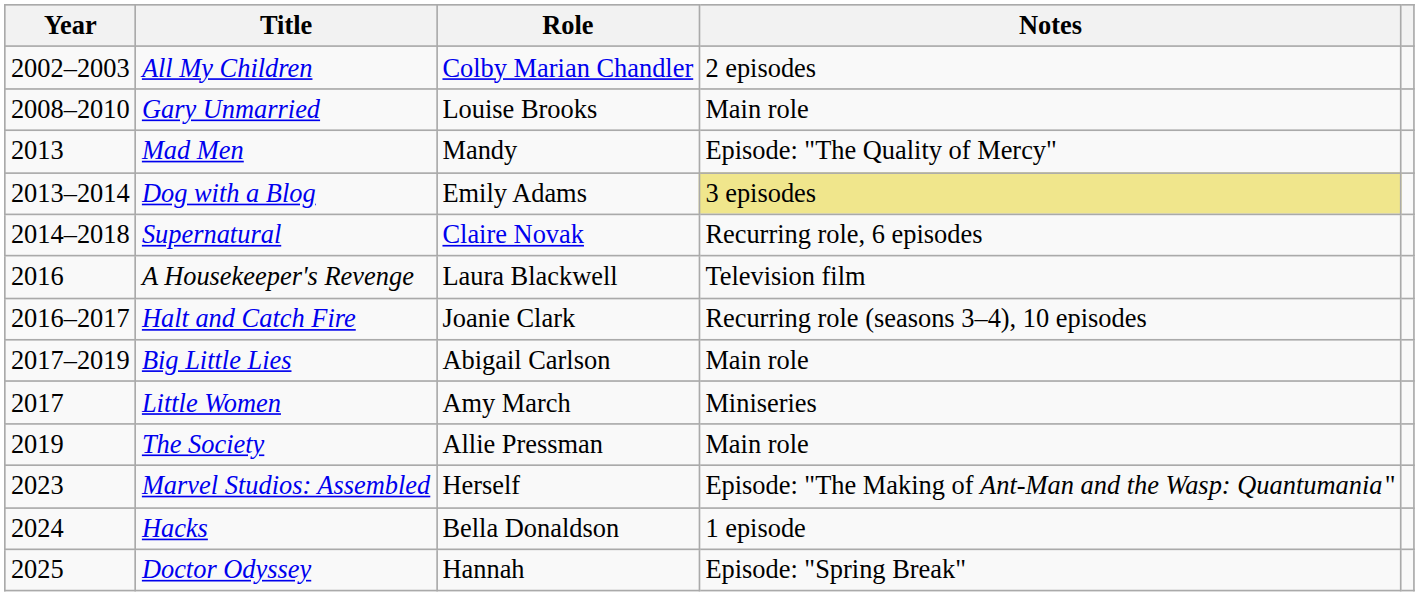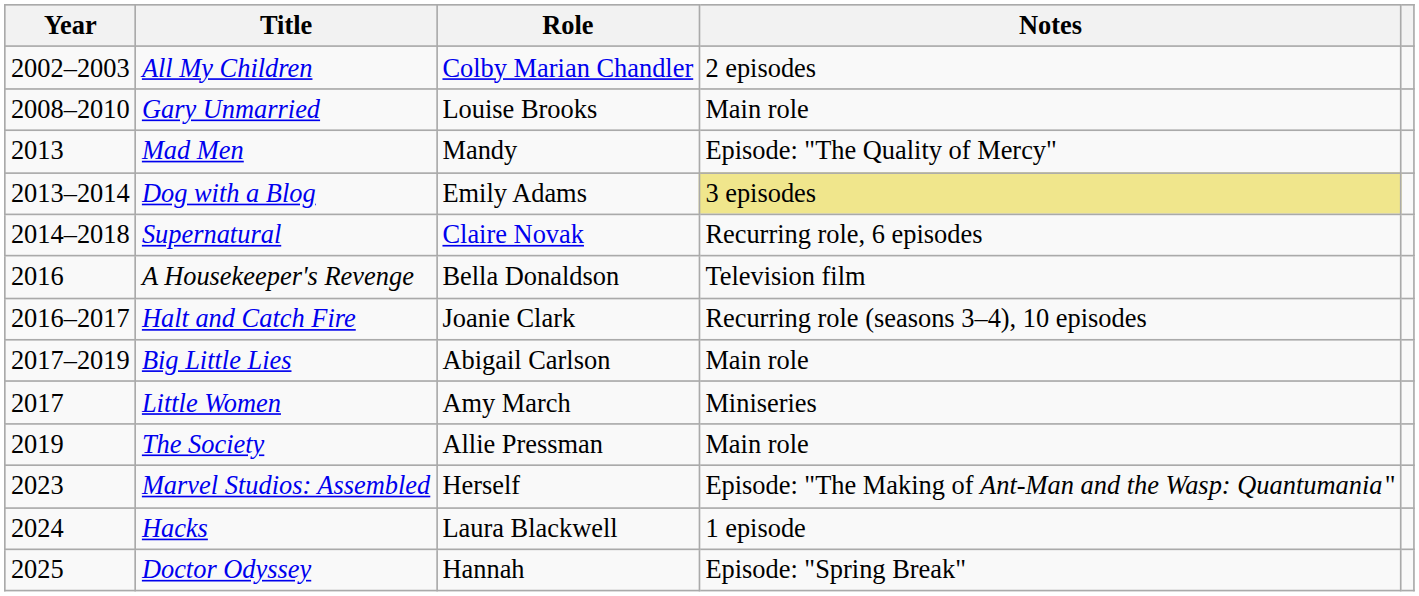(530, 276) Laura Blackwell -> (531, 276) Bella Donaldson
(531, 527) Bella Donaldson -> (530, 527) Laura Blackwell
